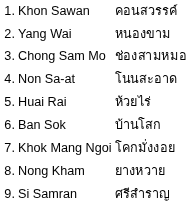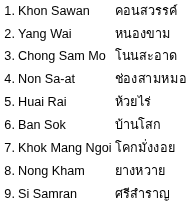(151, 56) ช่องสามหมอ -> (146, 56) โนนสะอาด
(146, 79) โนนสะอาด -> (151, 79) ช่องสามหมอ
